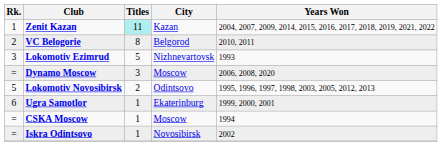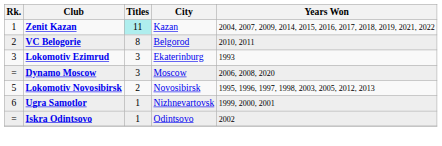(138, 57) 5 -> (138, 57) 3
(184, 57) Nizhnevartovsk -> (178, 57) Ekaterinburg
(174, 88) Odintsovo -> (177, 88) Novosibirsk
(178, 103) Ekaterinburg -> (184, 103) Nizhnevartovsk
- row: (57, 118)
(177, 133) Novosibirsk -> (174, 118) Odintsovo
